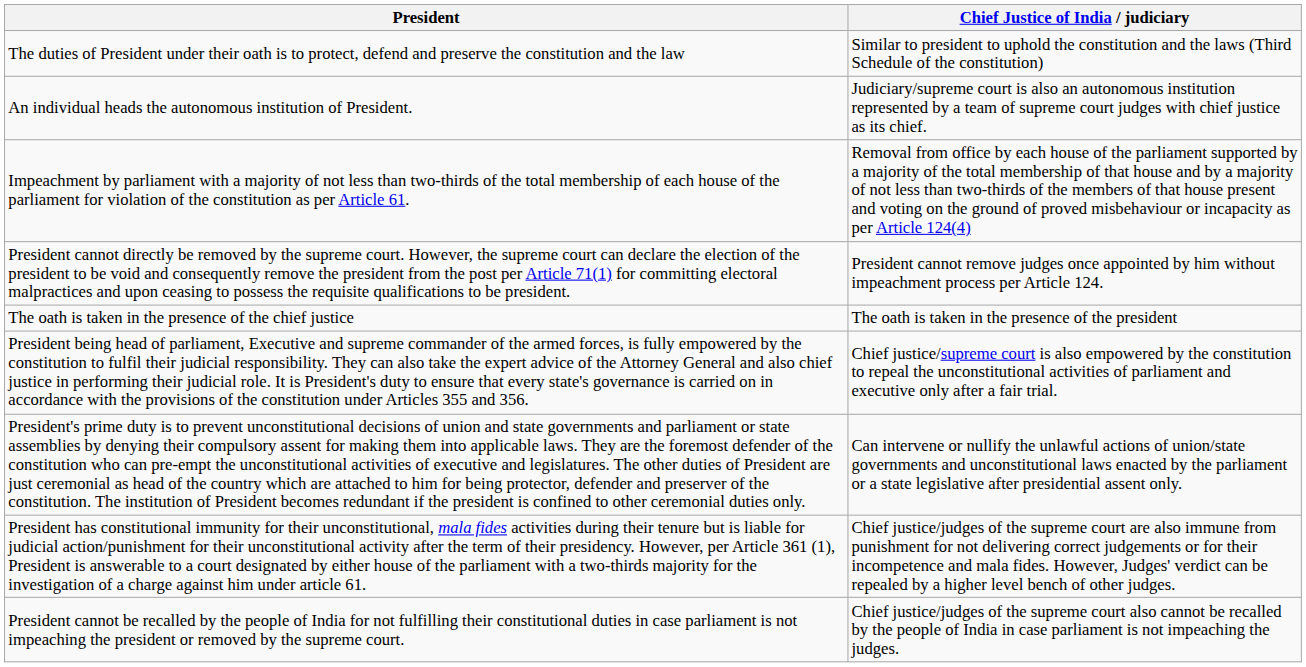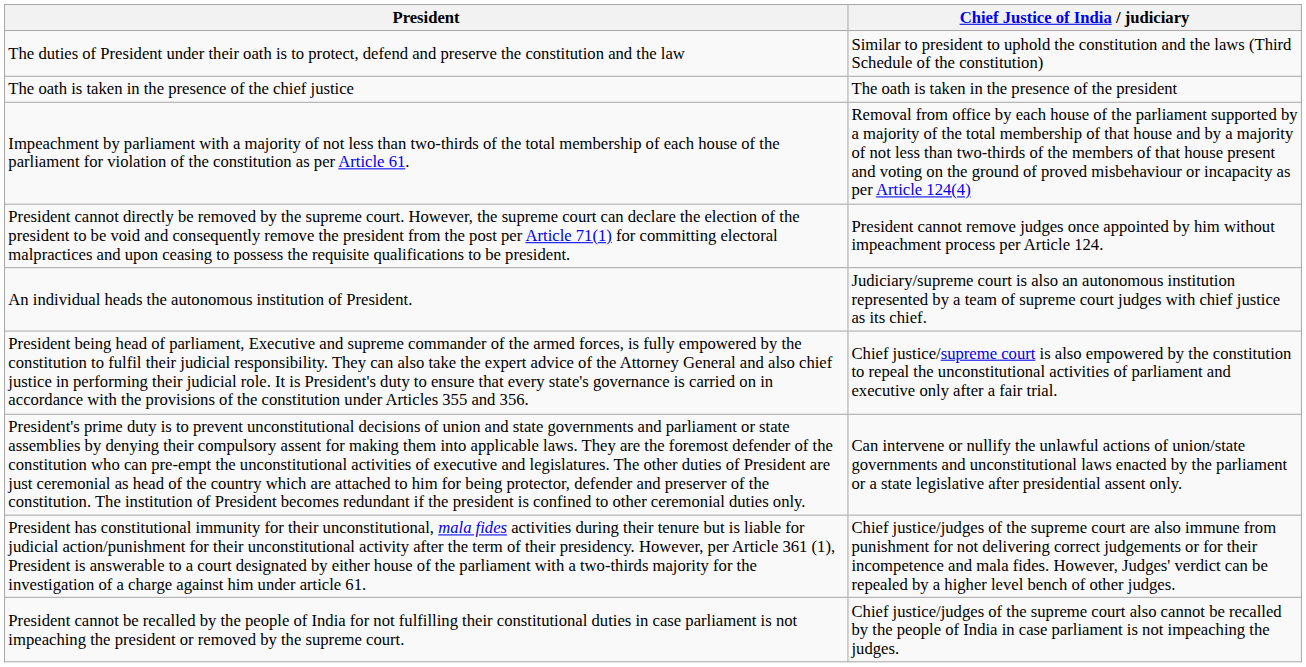rows swapped: (181, 318) <-> (210, 107)
